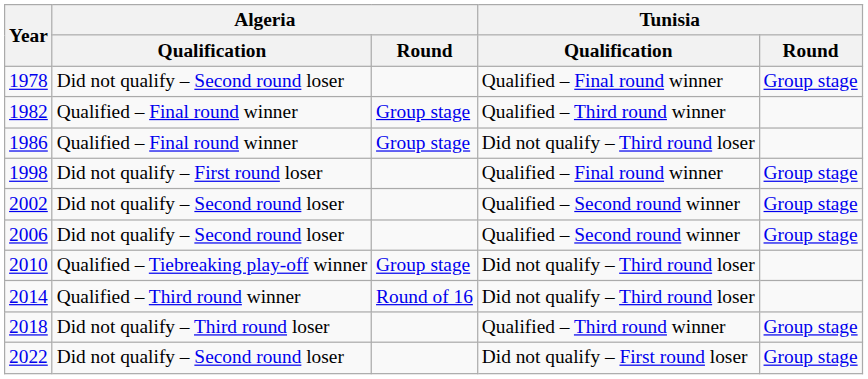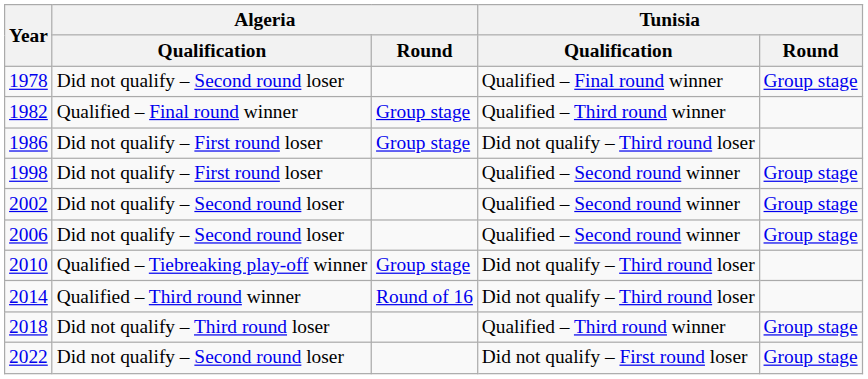(177, 142) Qualified – Final round winner -> (190, 142) Did not qualify – First round loser
(602, 173) Qualified – Final round winner -> (611, 173) Qualified – Second round winner
